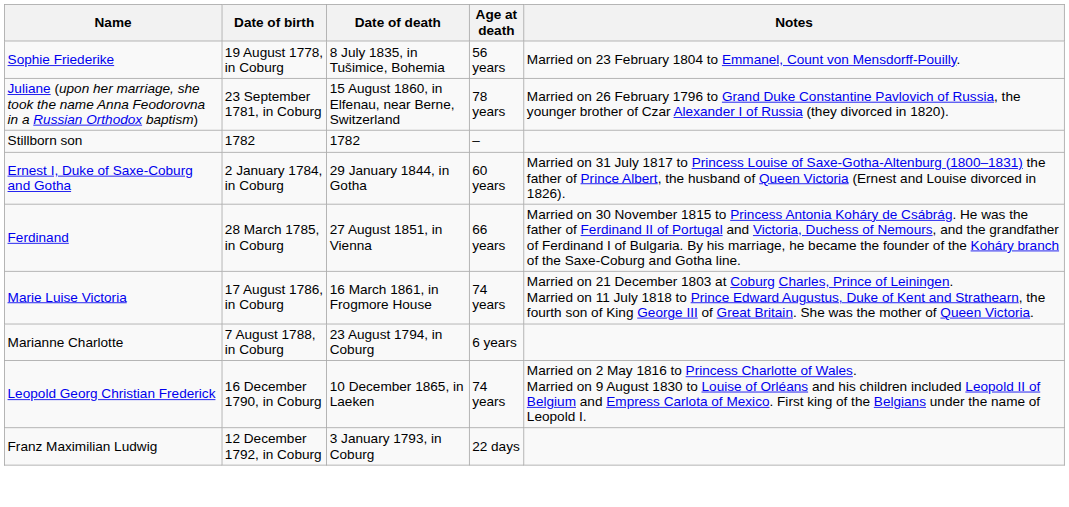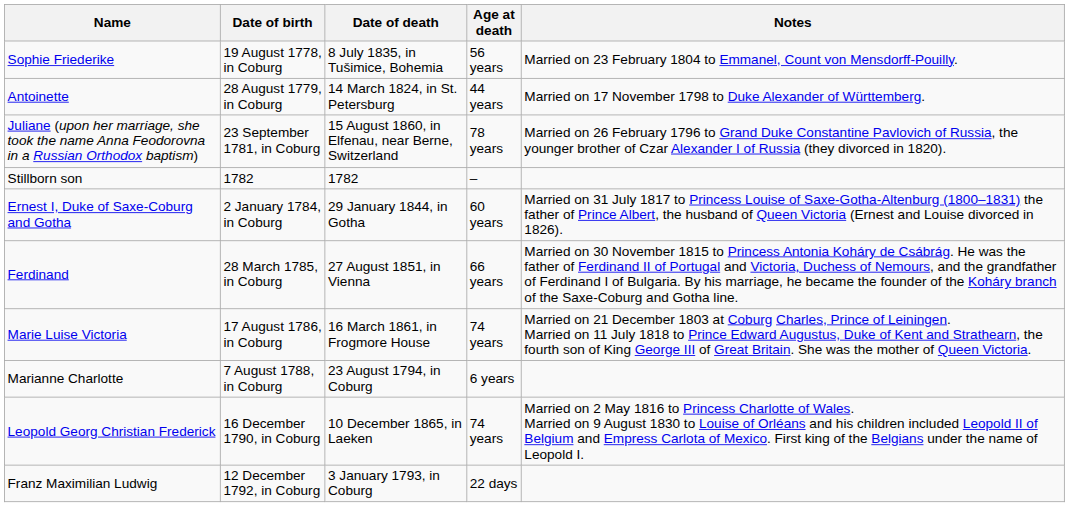+ row: (38, 96)
